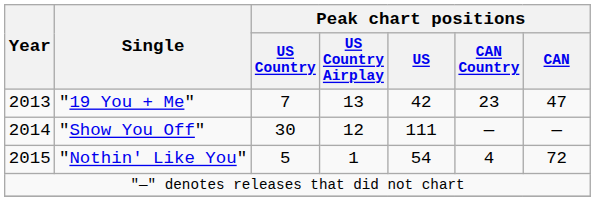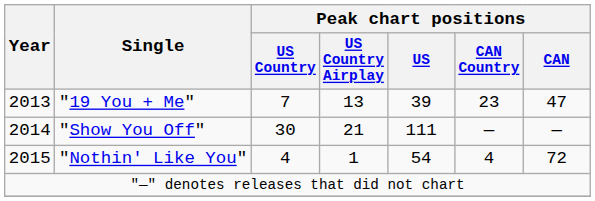(421, 103) 42 -> (421, 103) 39
(353, 131) 12 -> (353, 131) 21
(285, 159) 5 -> (285, 159) 4
